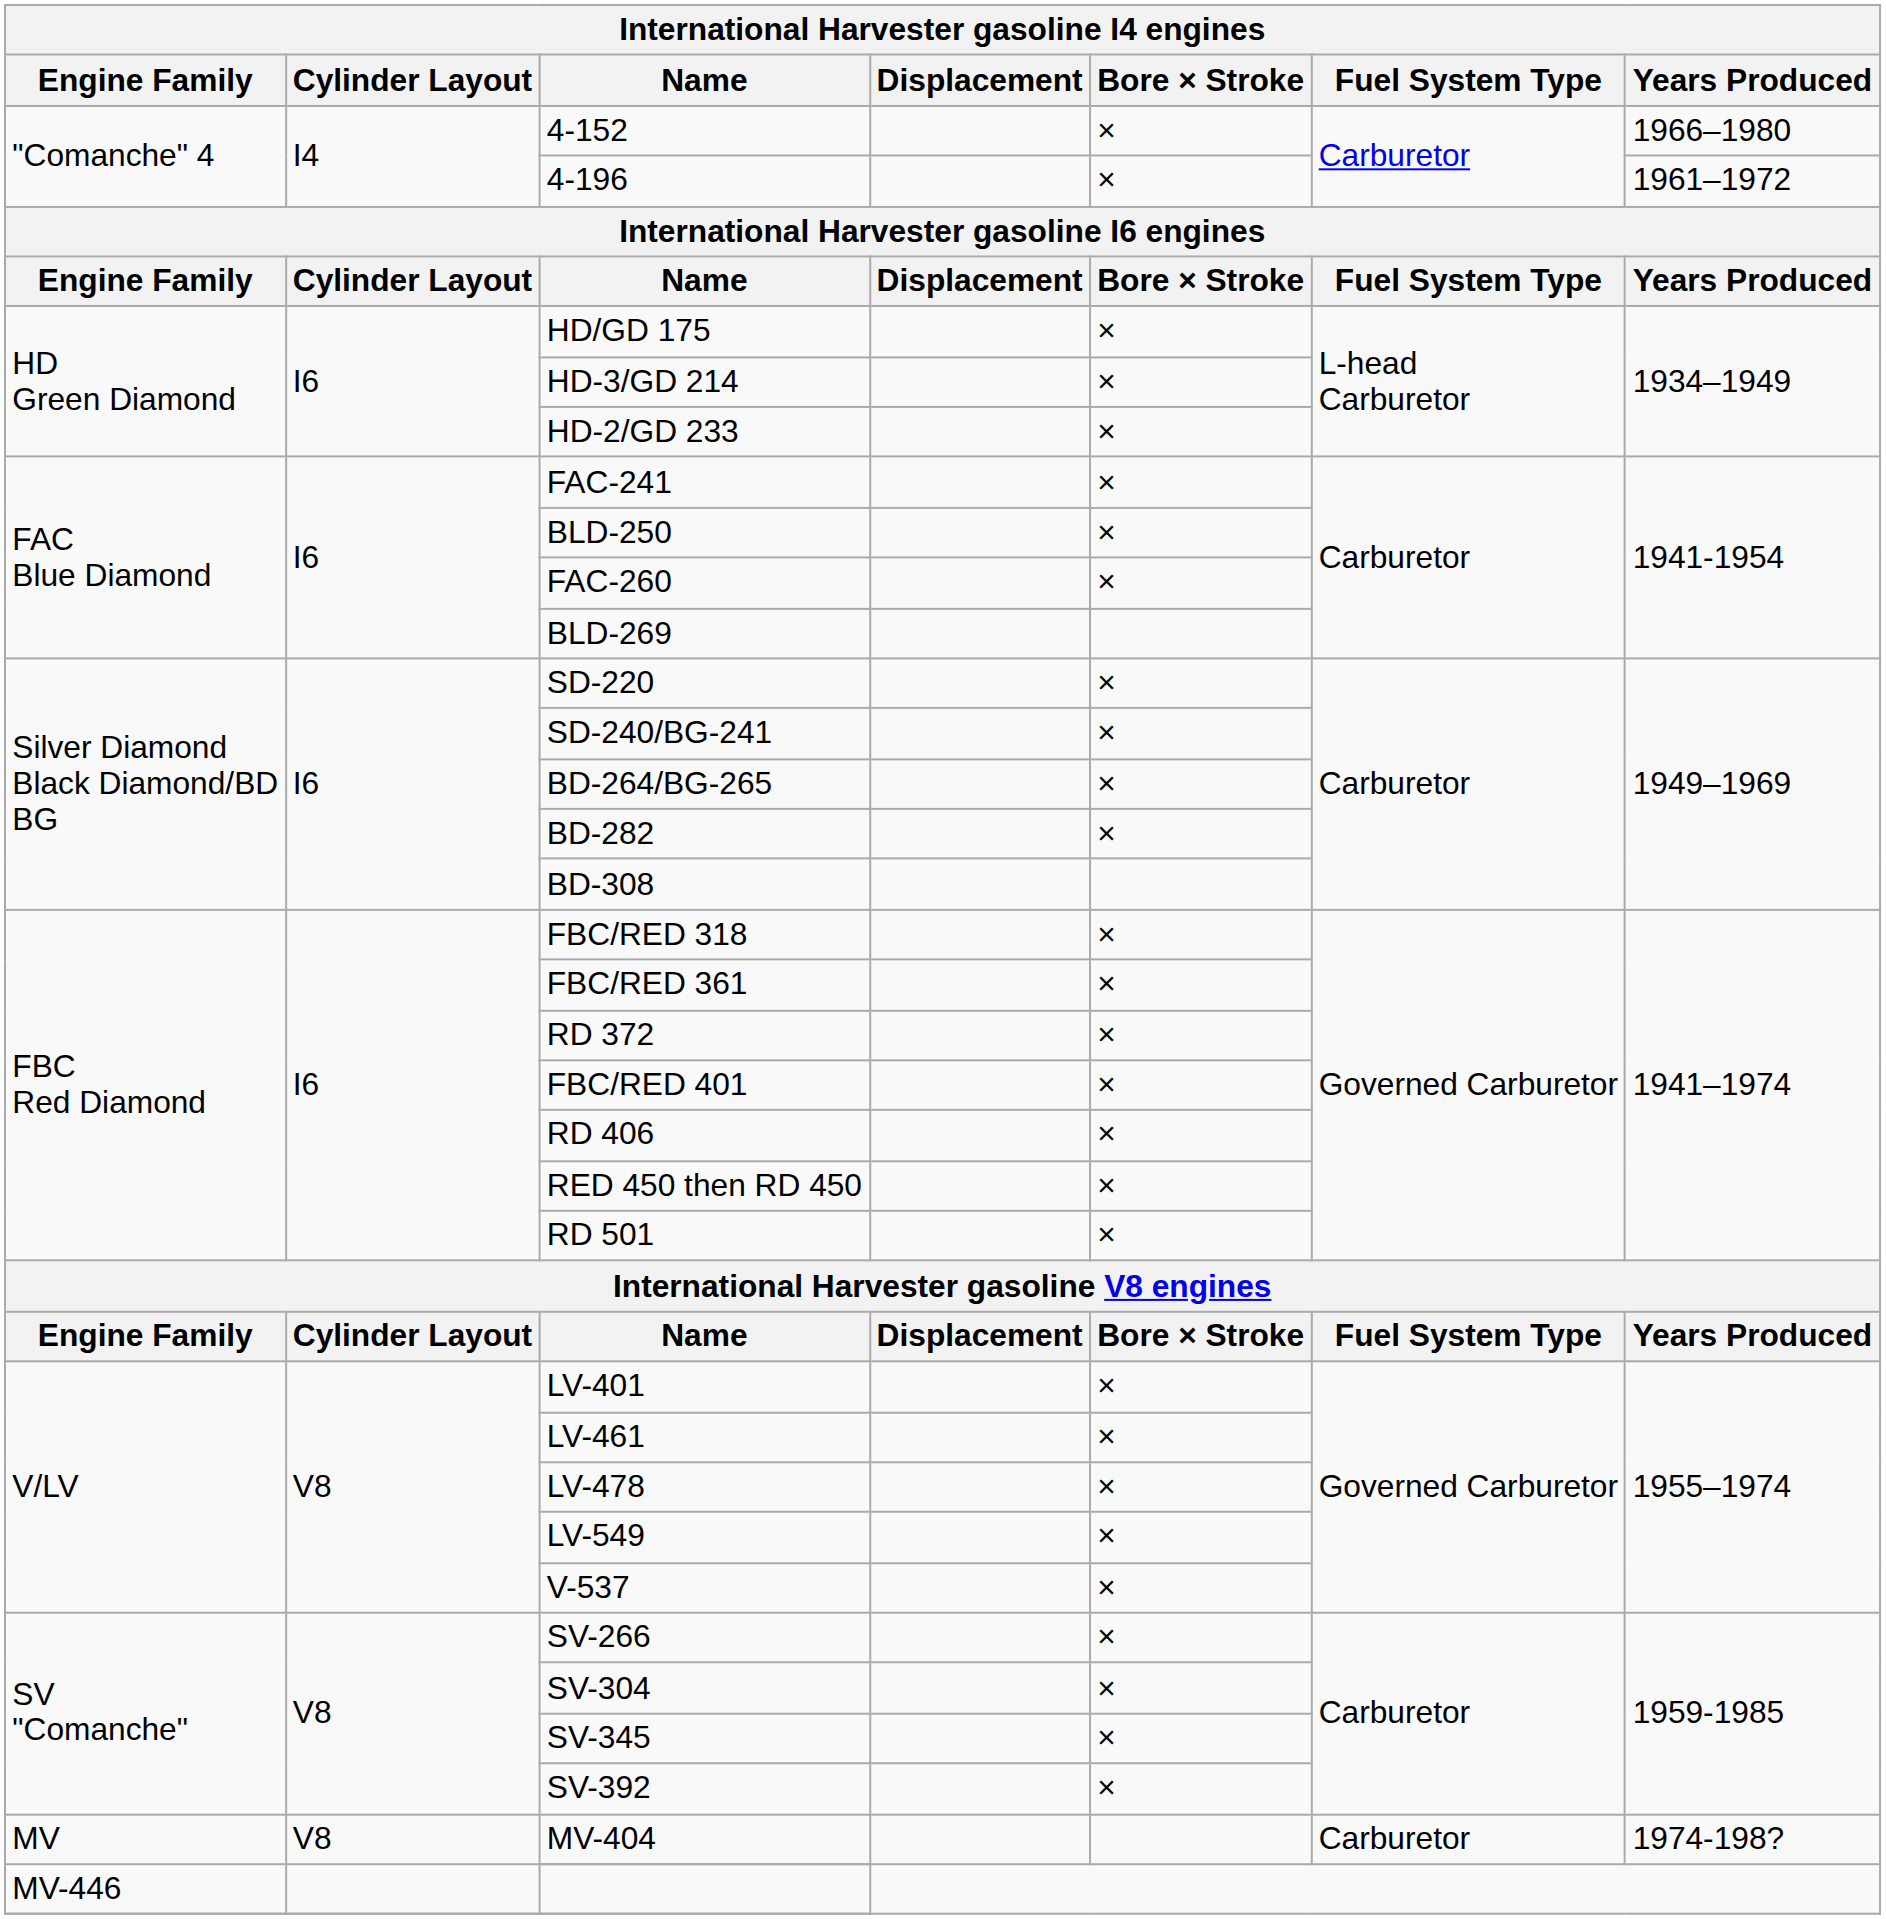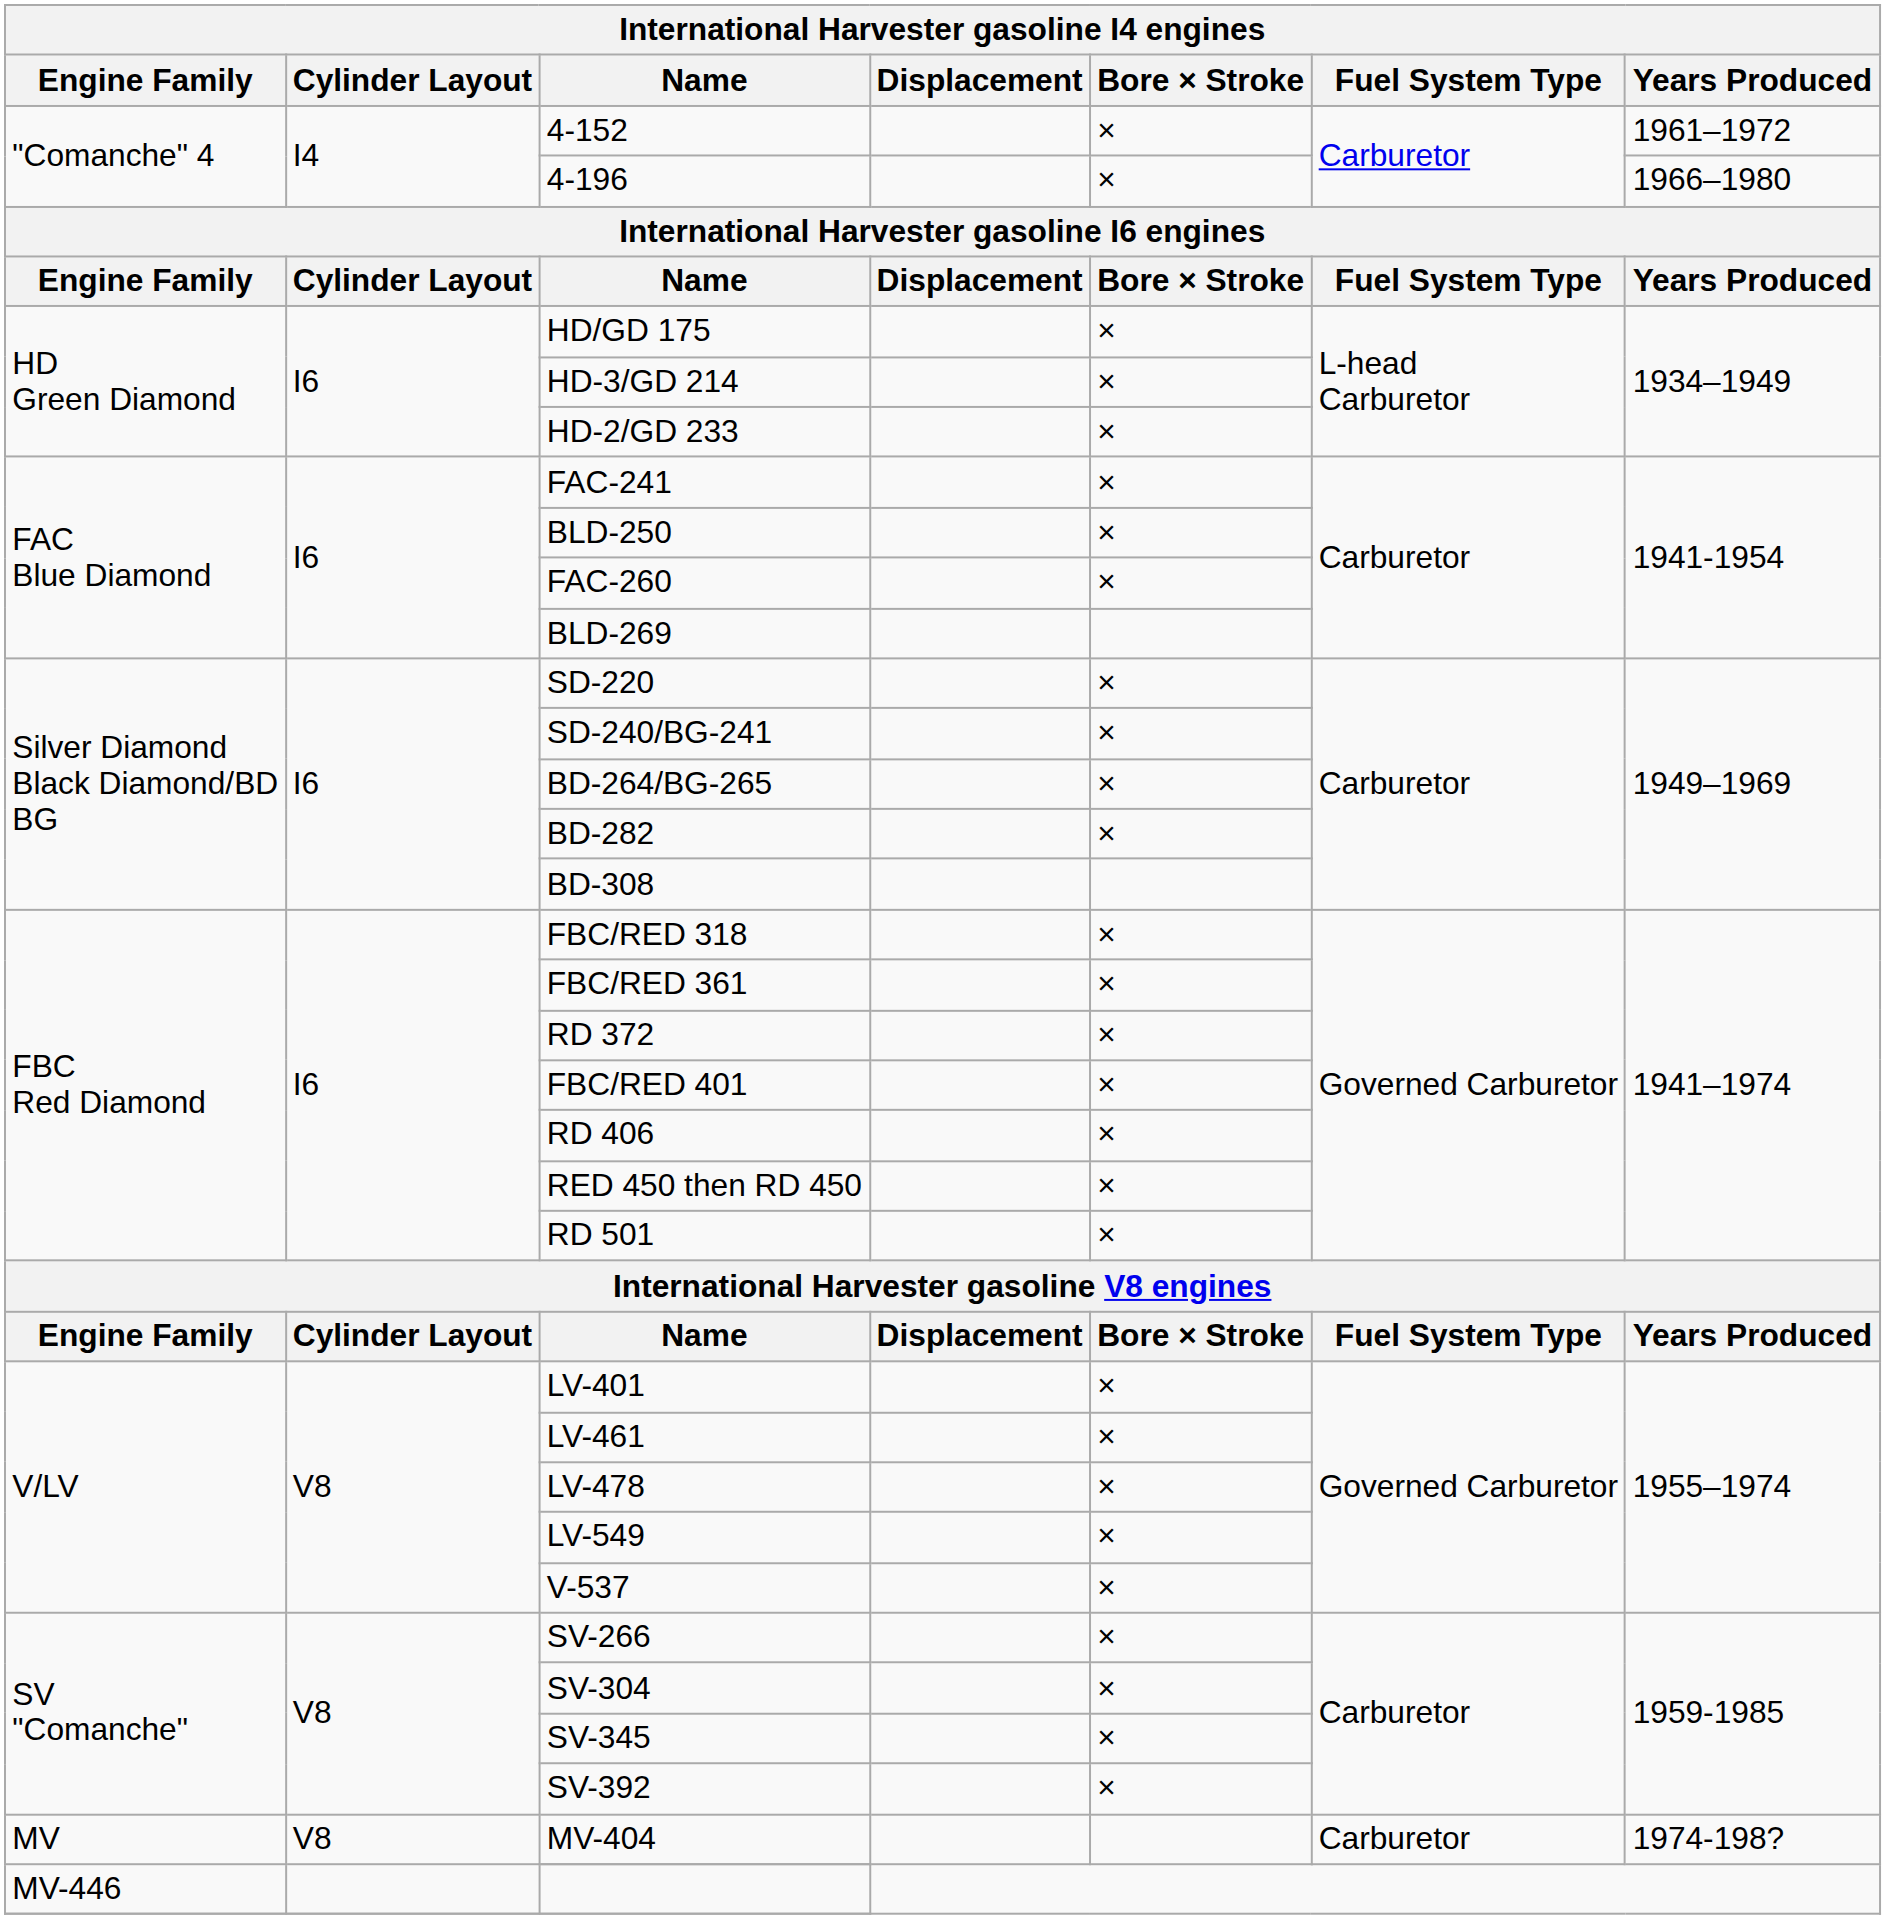(1712, 130) 1966–1980 -> (1712, 130) 1961–1972
(1712, 180) 1961–1972 -> (1712, 180) 1966–1980
